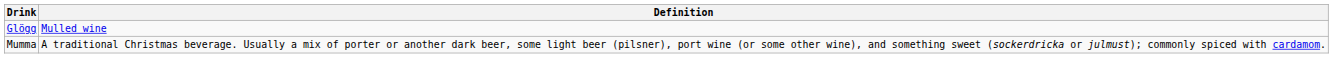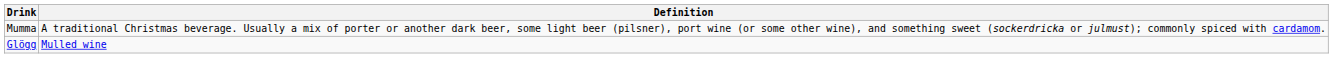rows swapped: (22, 45) <-> (22, 29)
